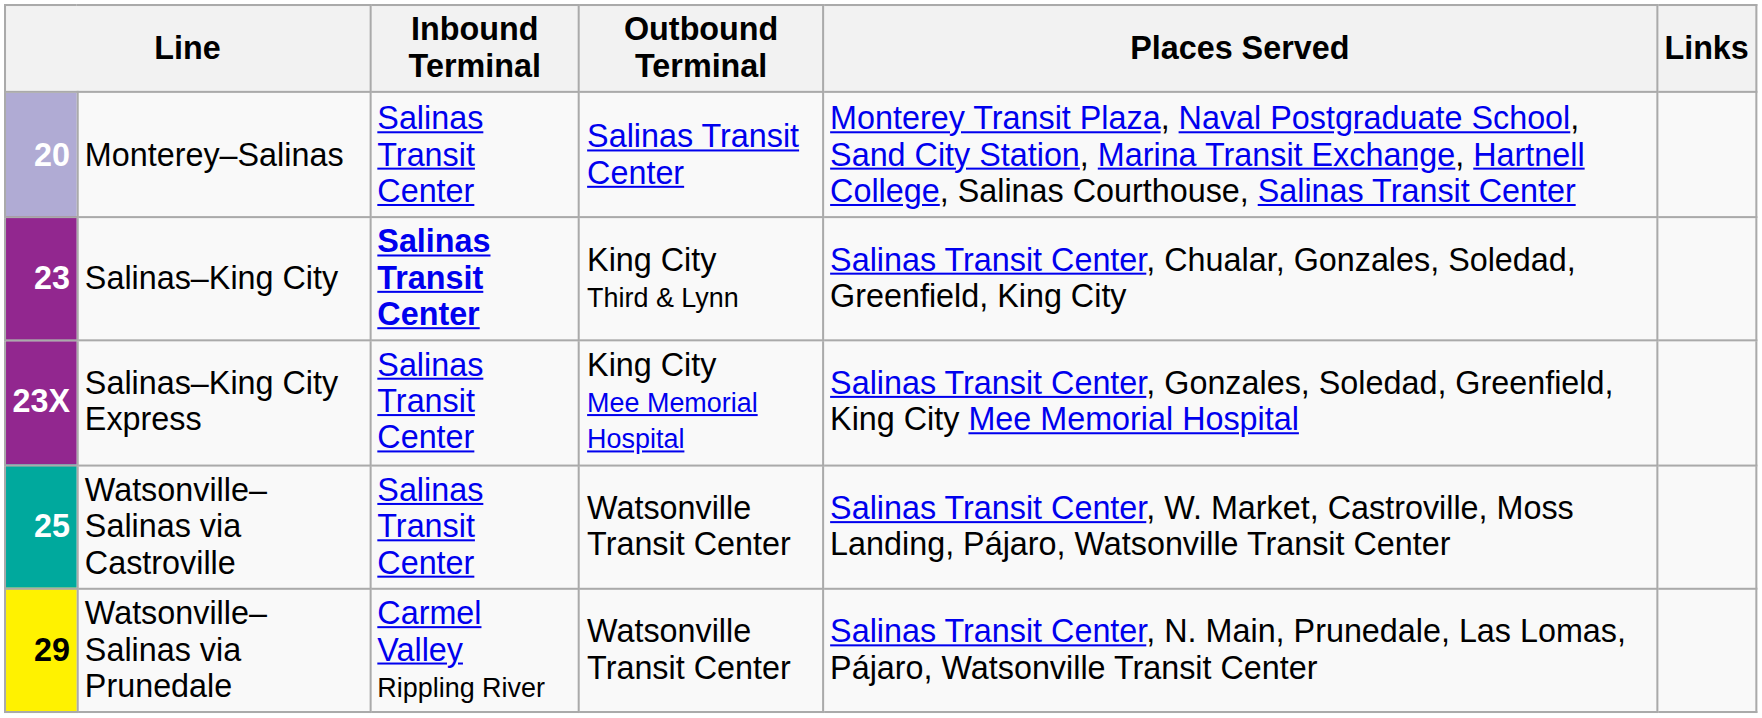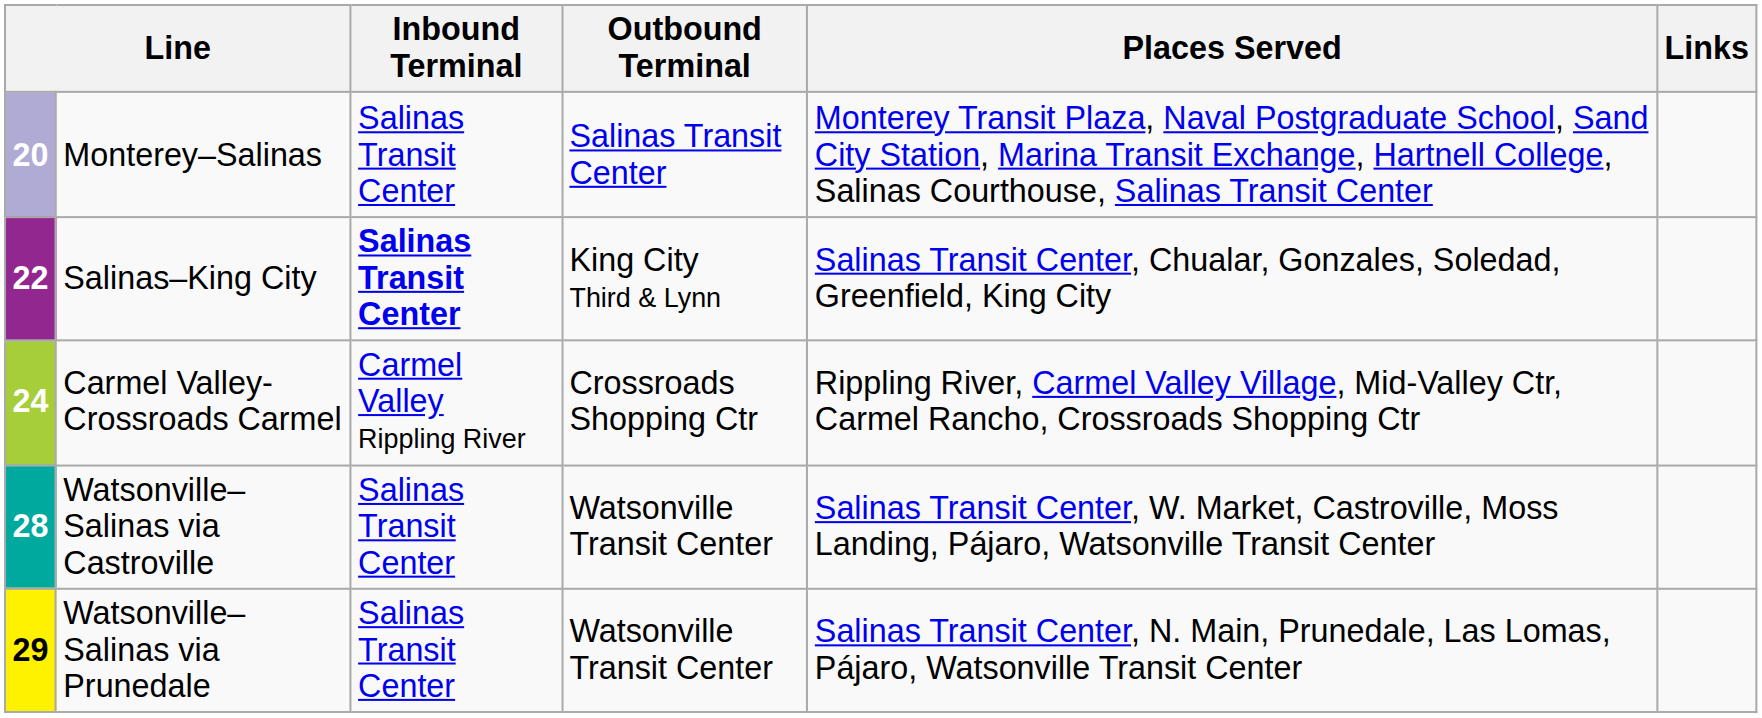(52, 278) 23 -> (30, 278) 22
- row: (212, 402)
+ row: (202, 402)
(52, 526) 25 -> (30, 526) 28
(461, 650) Carmel Valley Rippling River -> (411, 650) Salinas Transit Center
